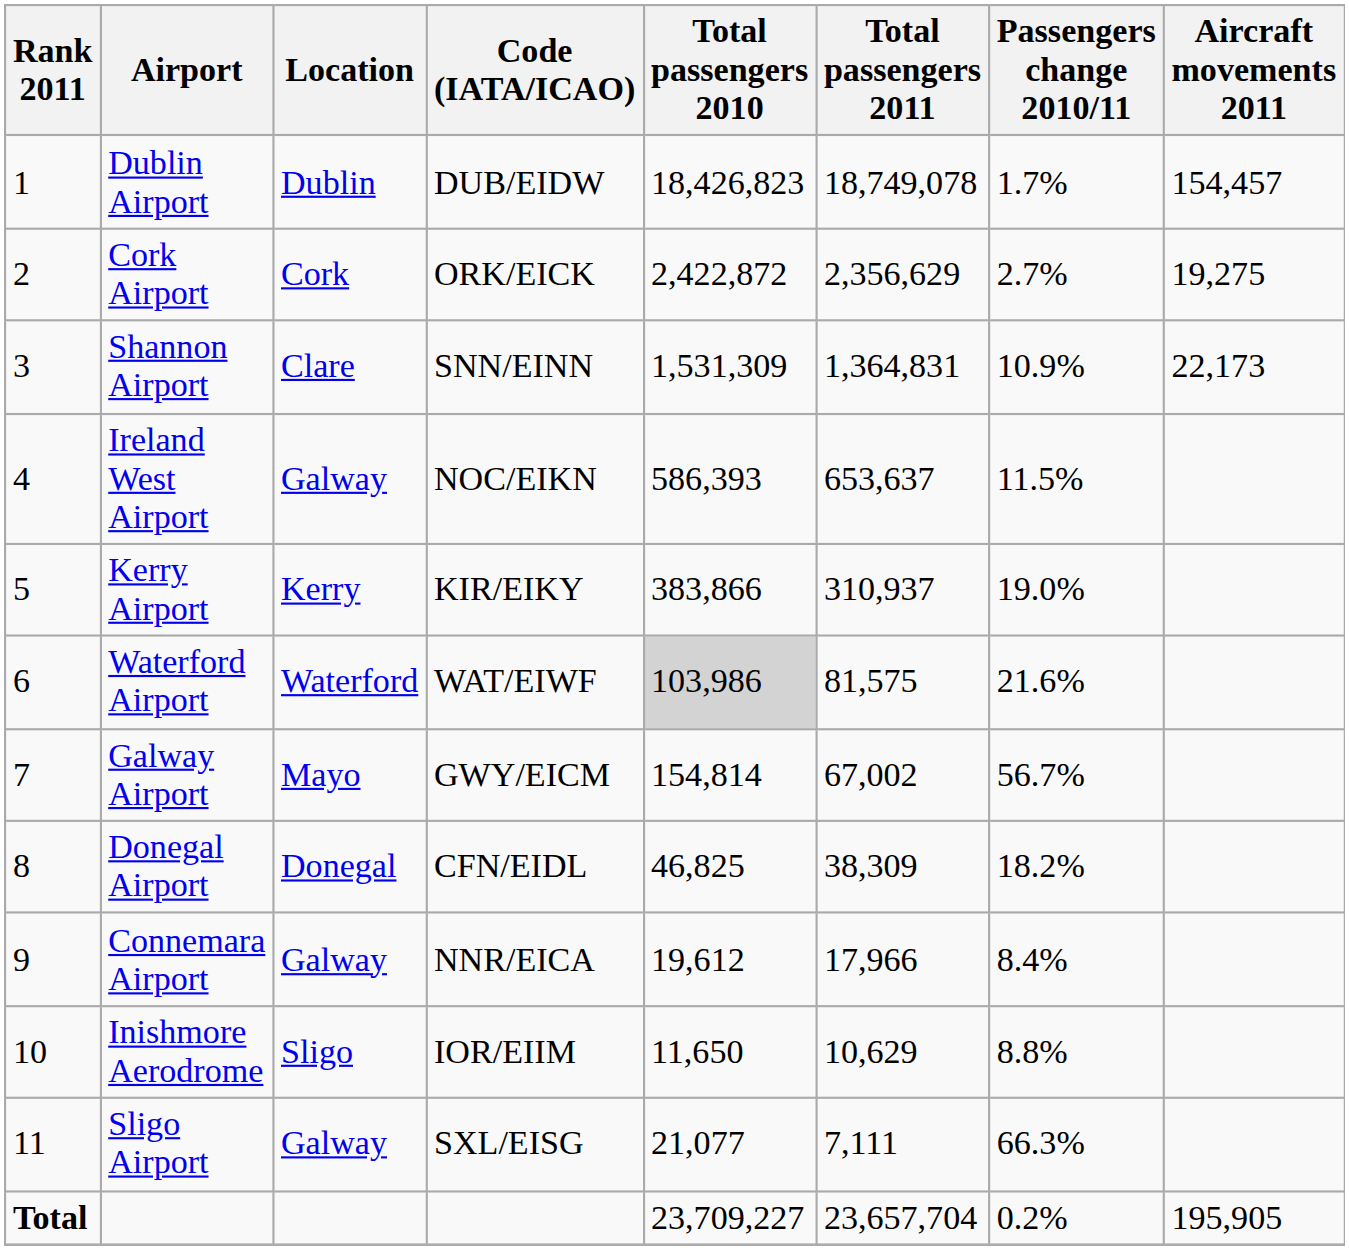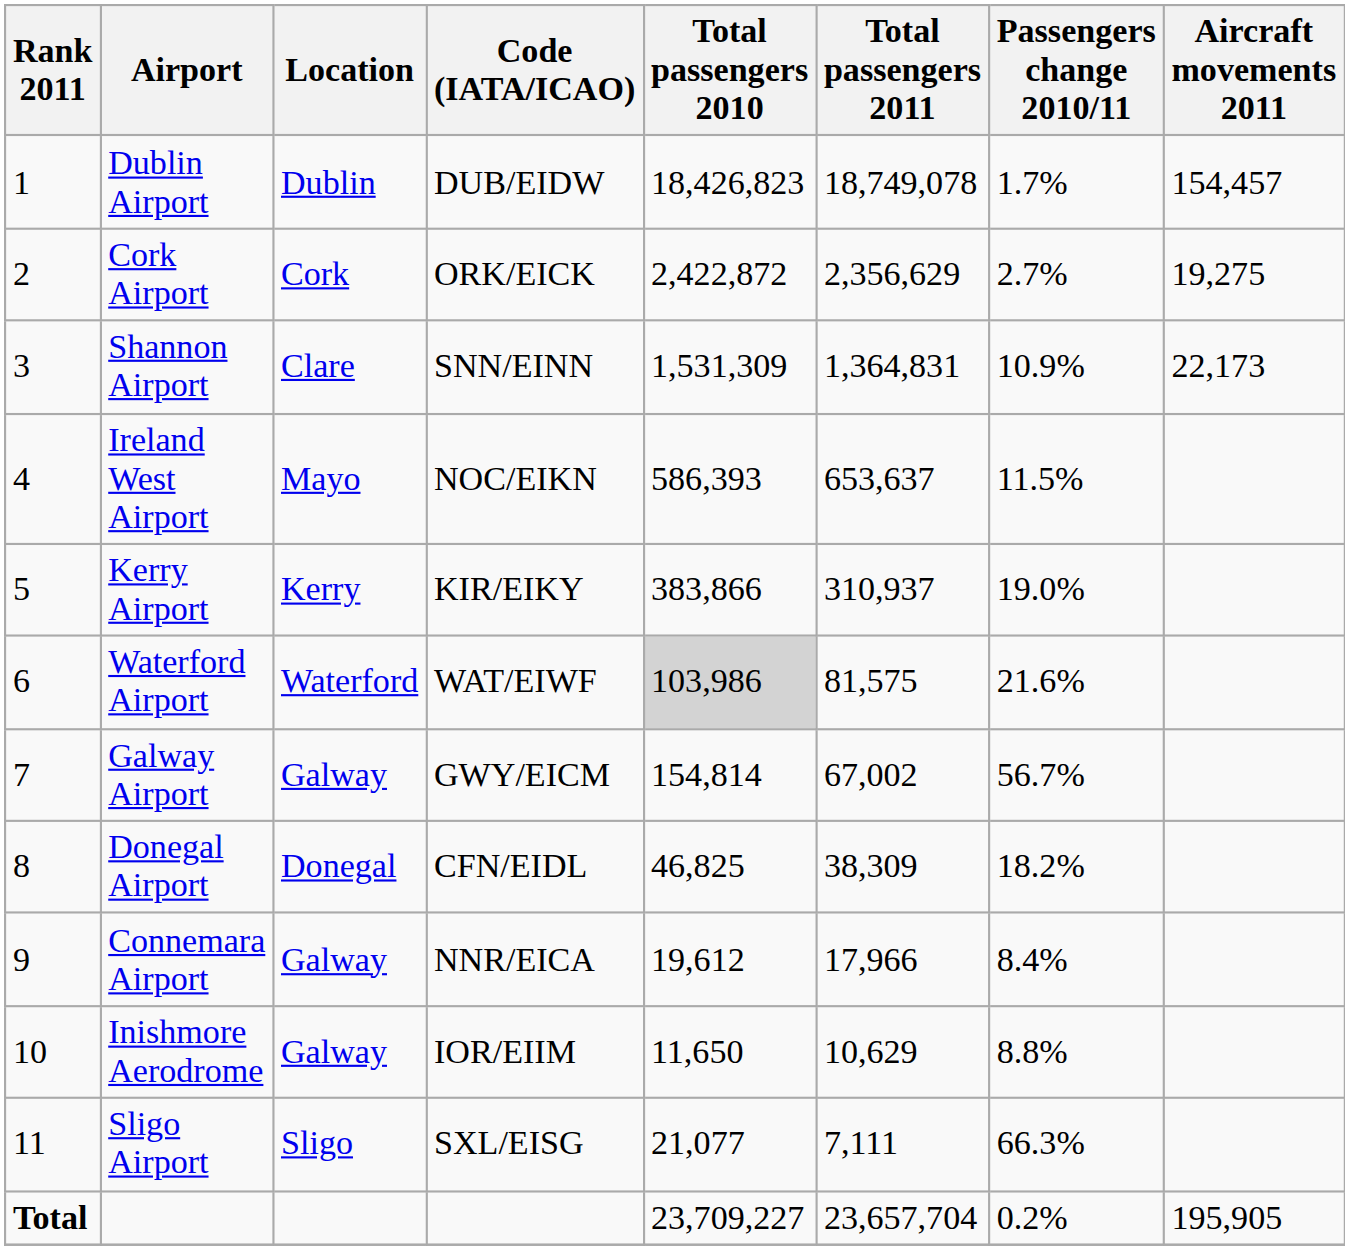(334, 477) Galway -> (321, 477) Mayo
(321, 774) Mayo -> (334, 774) Galway
(317, 1051) Sligo -> (334, 1051) Galway
(334, 1143) Galway -> (317, 1143) Sligo
